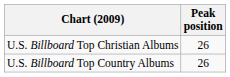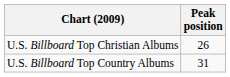(203, 63) 26 -> (203, 63) 31
